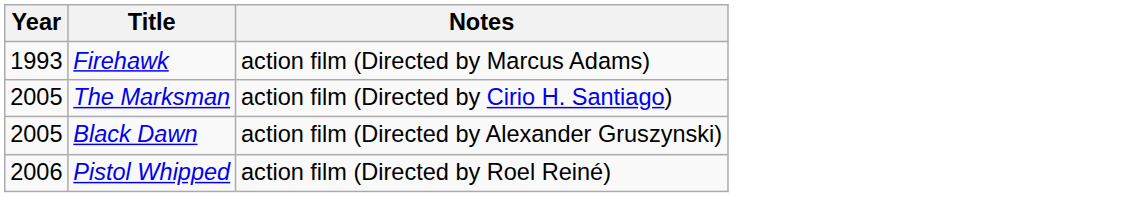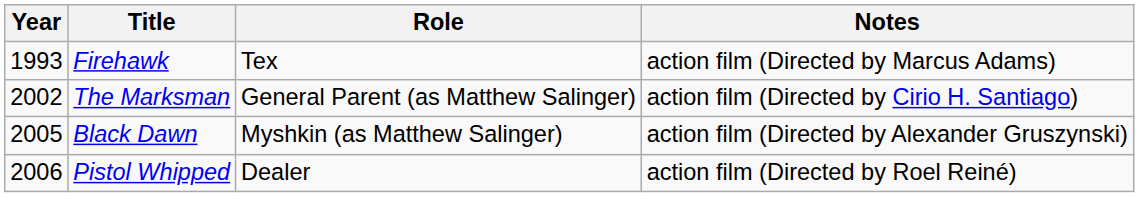+ column: (438, 23)
(36, 97) 2005 -> (36, 97) 2002
